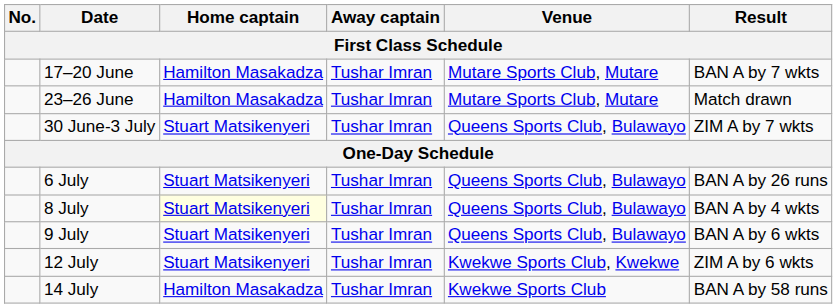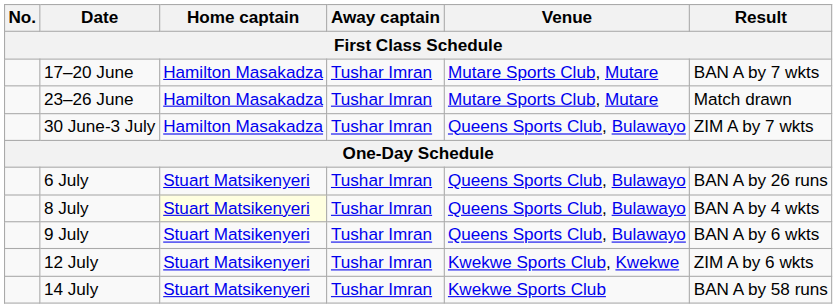(236, 126) Stuart Matsikenyeri -> (243, 126) Hamilton Masakadza
(243, 289) Hamilton Masakadza -> (236, 289) Stuart Matsikenyeri
